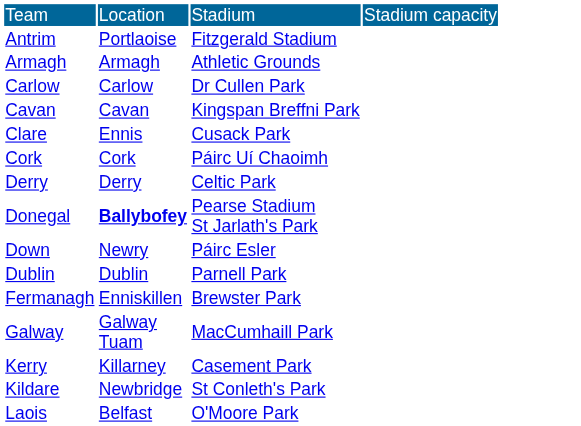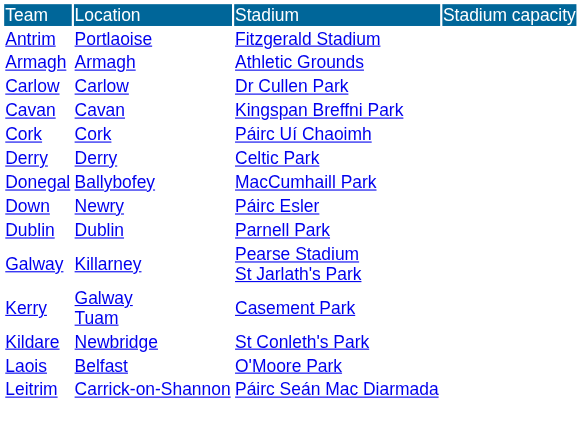- row: (26, 134)
(143, 216) bold -> (115, 182) normal
(255, 216) Pearse Stadium St Jarlath's Park -> (306, 182) MacCumhaill Park
- row: (50, 298)
(128, 332) Galway Tuam -> (108, 264) Killarney
(262, 332) MacCumhaill Park -> (298, 264) Pearse Stadium St Jarlath's Park
(132, 366) Killarney -> (104, 308) Galway Tuam
+ row: (31, 389)
